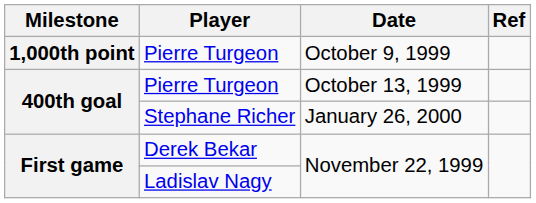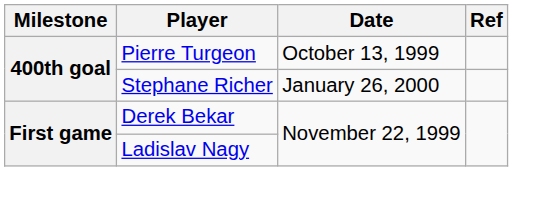- row: (211, 52)
